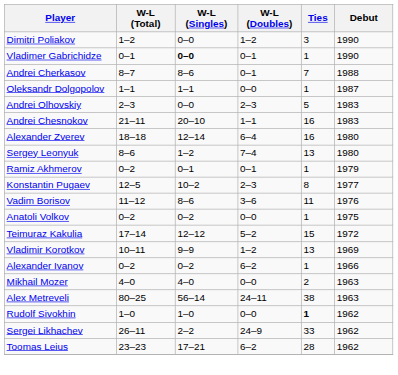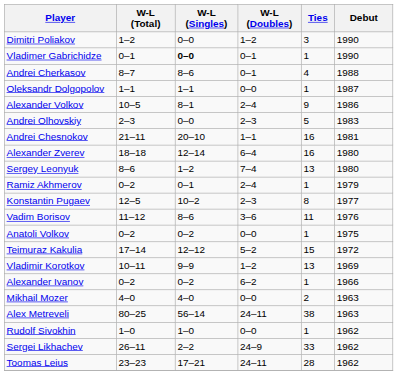(306, 71) 7 -> (306, 71) 4
+ row: (45, 104)
(348, 120) 1983 -> (348, 136) 1981
(248, 168) 0–1 -> (248, 184) 2–4
(306, 313) bold -> (306, 329) normal
(248, 345) 6–2 -> (253, 362) 24–11
